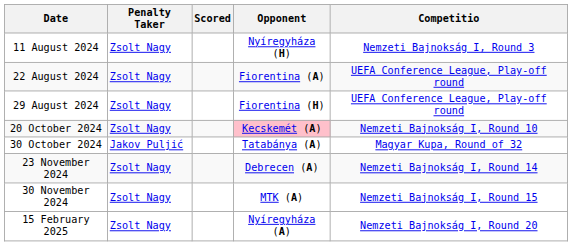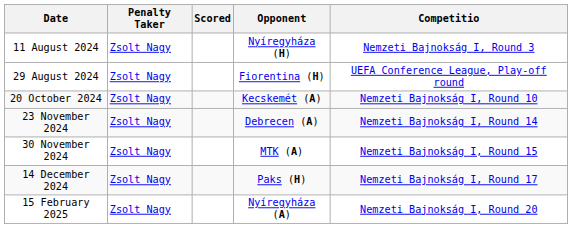- row: (56, 77)
(282, 129) pink background -> (282, 100) no background
- row: (56, 145)
+ row: (56, 180)
